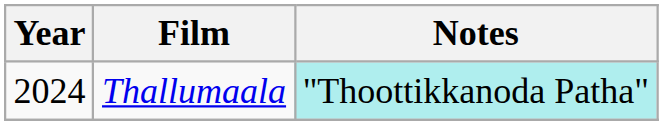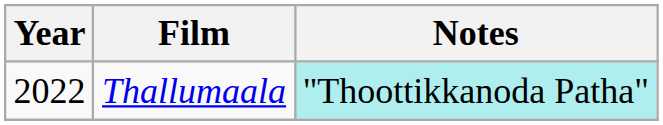(49, 90) 2024 -> (49, 90) 2022
